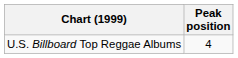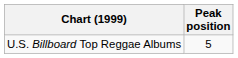(208, 44) 4 -> (208, 44) 5
